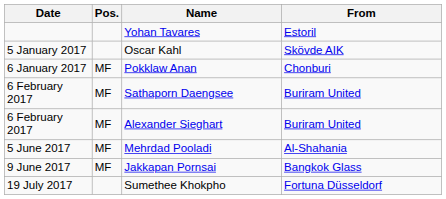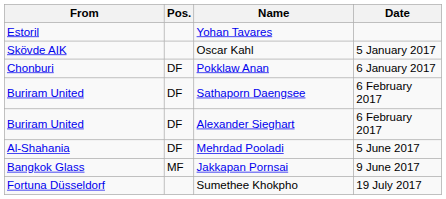columns swapped: (48, 13) <-> (361, 13)
(103, 68) MF -> (175, 68) DF
(103, 93) MF -> (175, 93) DF
(103, 124) MF -> (175, 124) DF
(103, 149) MF -> (175, 149) DF
